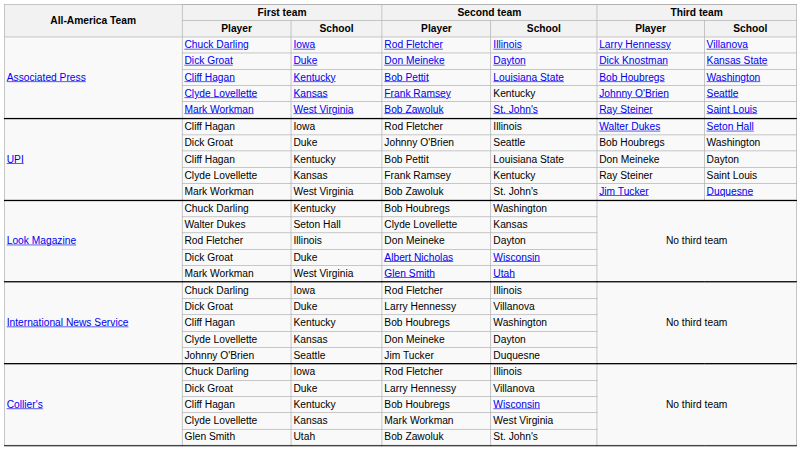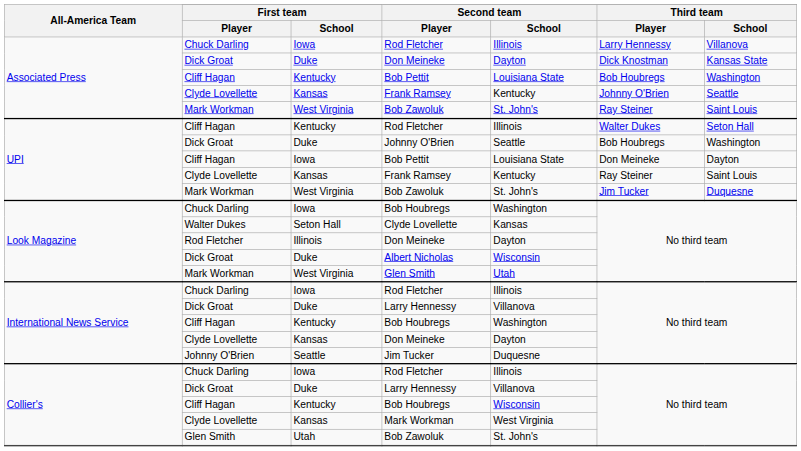(304, 126) Iowa -> (315, 126) Kentucky
(315, 159) Kentucky -> (304, 159) Iowa
(315, 208) Kentucky -> (304, 208) Iowa
